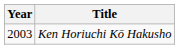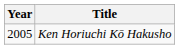(20, 34) 2003 -> (20, 34) 2005
